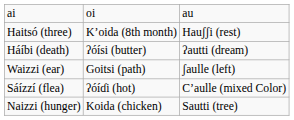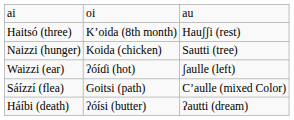rows swapped: (44, 106) <-> (38, 50)
(116, 69) Goitsi (path) -> (111, 69) ʔóíɗi (hot)
(111, 87) ʔóíɗi (hot) -> (116, 87) Goitsi (path)
